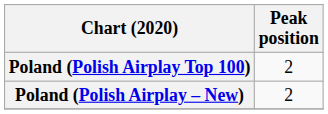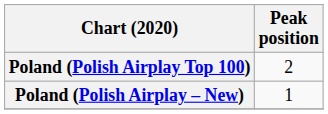(289, 94) 2 -> (289, 94) 1
